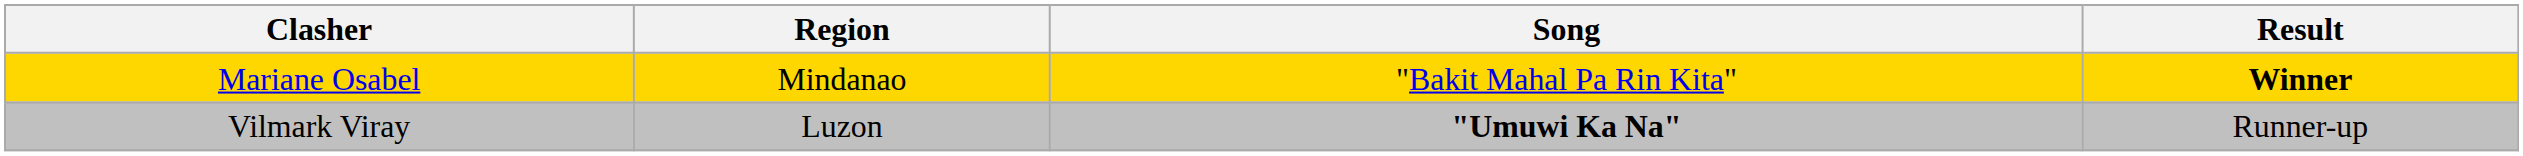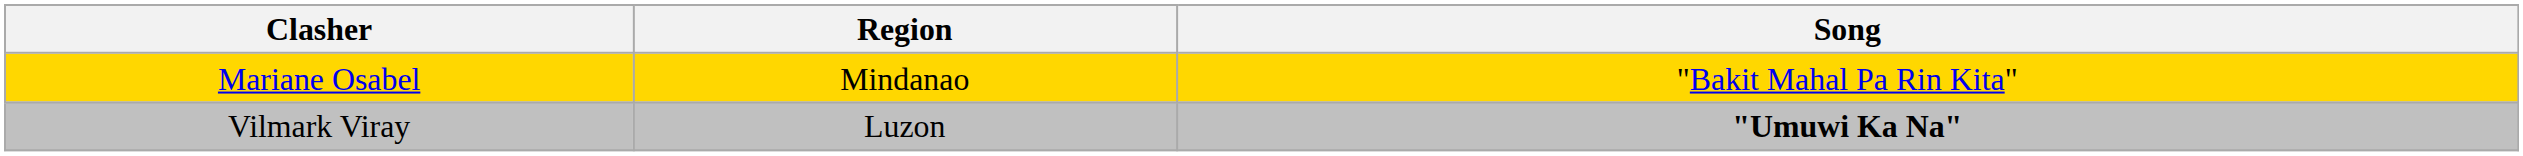- column: (2300, 29)
